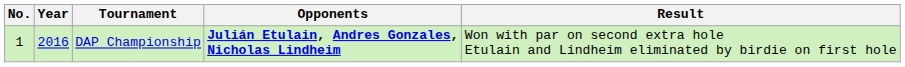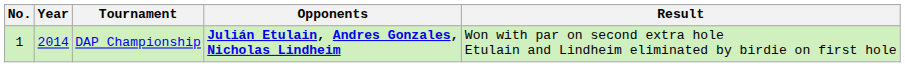(53, 44) 2016 -> (53, 44) 2014
